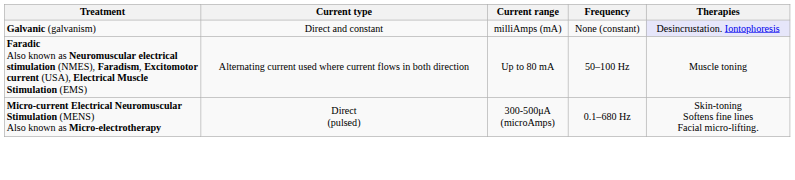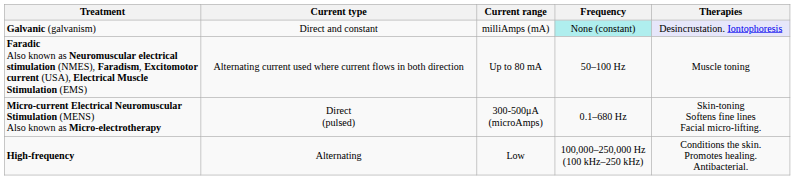(607, 28) no background -> (603, 28) paleturquoise background
+ row: (40, 155)
